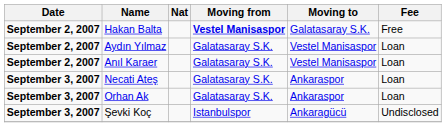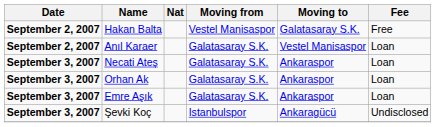(239, 29) bold -> (232, 29) normal
- row: (135, 46)
+ row: (128, 96)
